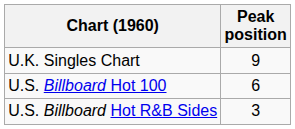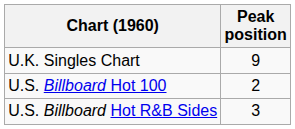(256, 85) 6 -> (256, 85) 2
